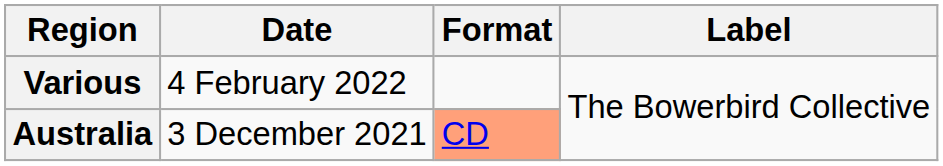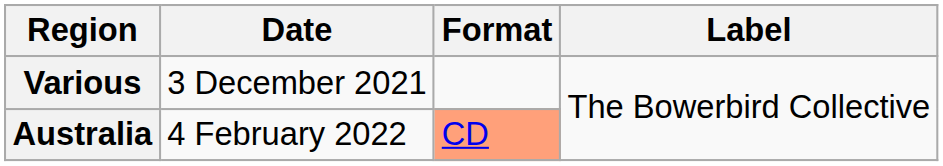(287, 82) 4 February 2022 -> (297, 82) 3 December 2021
(297, 133) 3 December 2021 -> (287, 133) 4 February 2022
